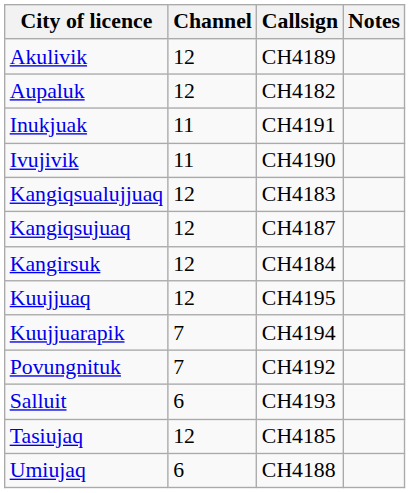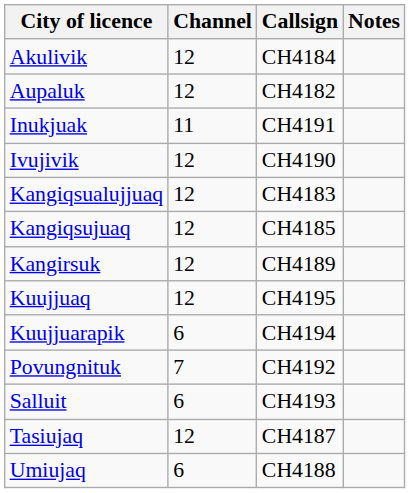(299, 56) CH4189 -> (299, 56) CH4184
(184, 159) 11 -> (184, 159) 12
(299, 228) CH4187 -> (299, 228) CH4185
(299, 263) CH4184 -> (299, 263) CH4189
(179, 332) 7 -> (179, 332) 6
(299, 435) CH4185 -> (299, 435) CH4187
